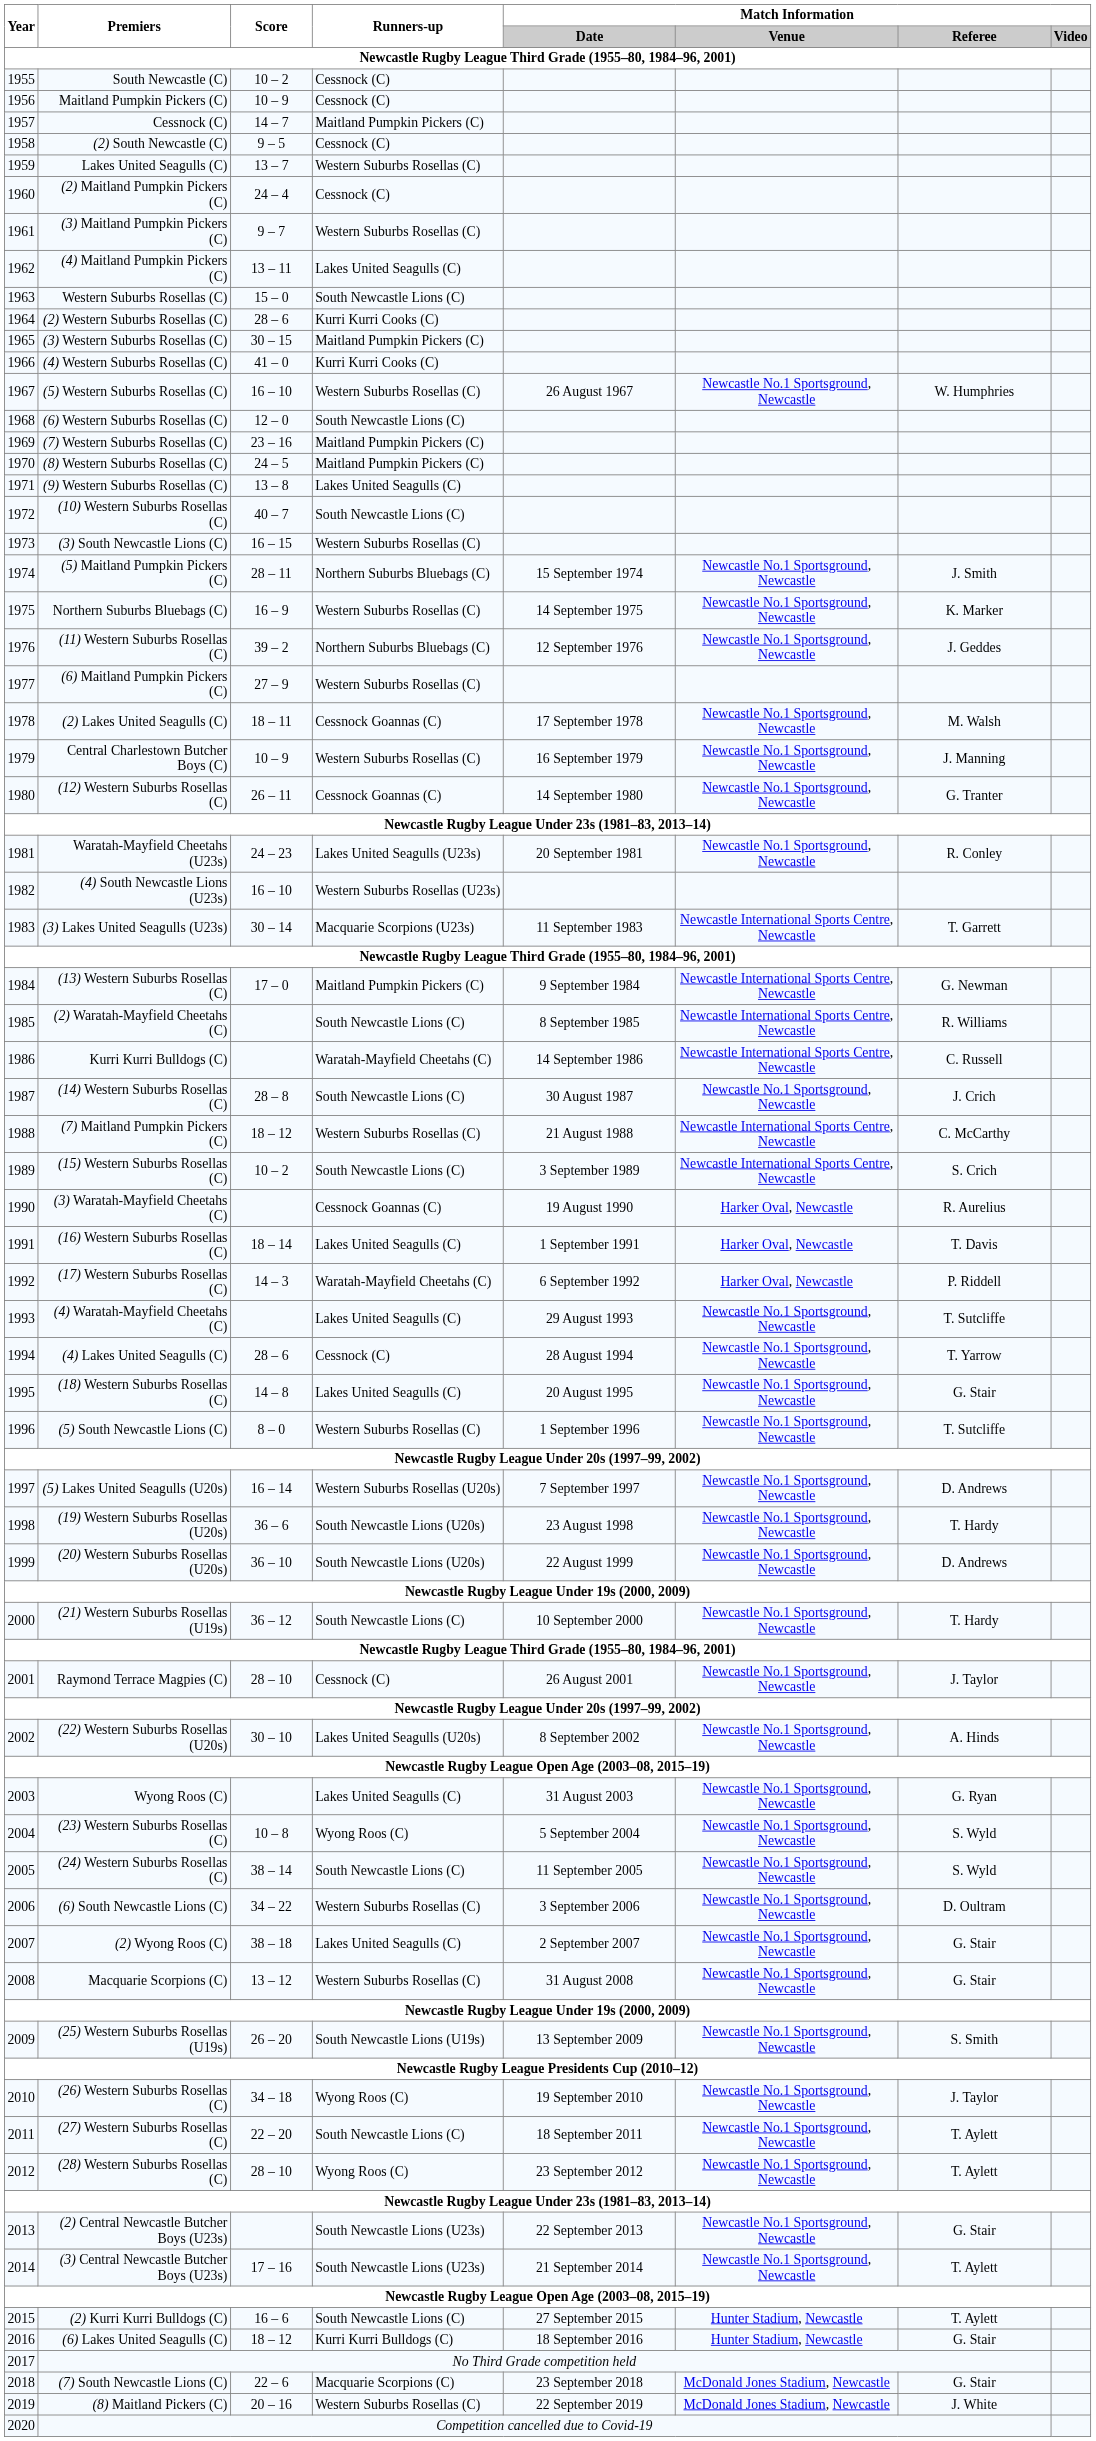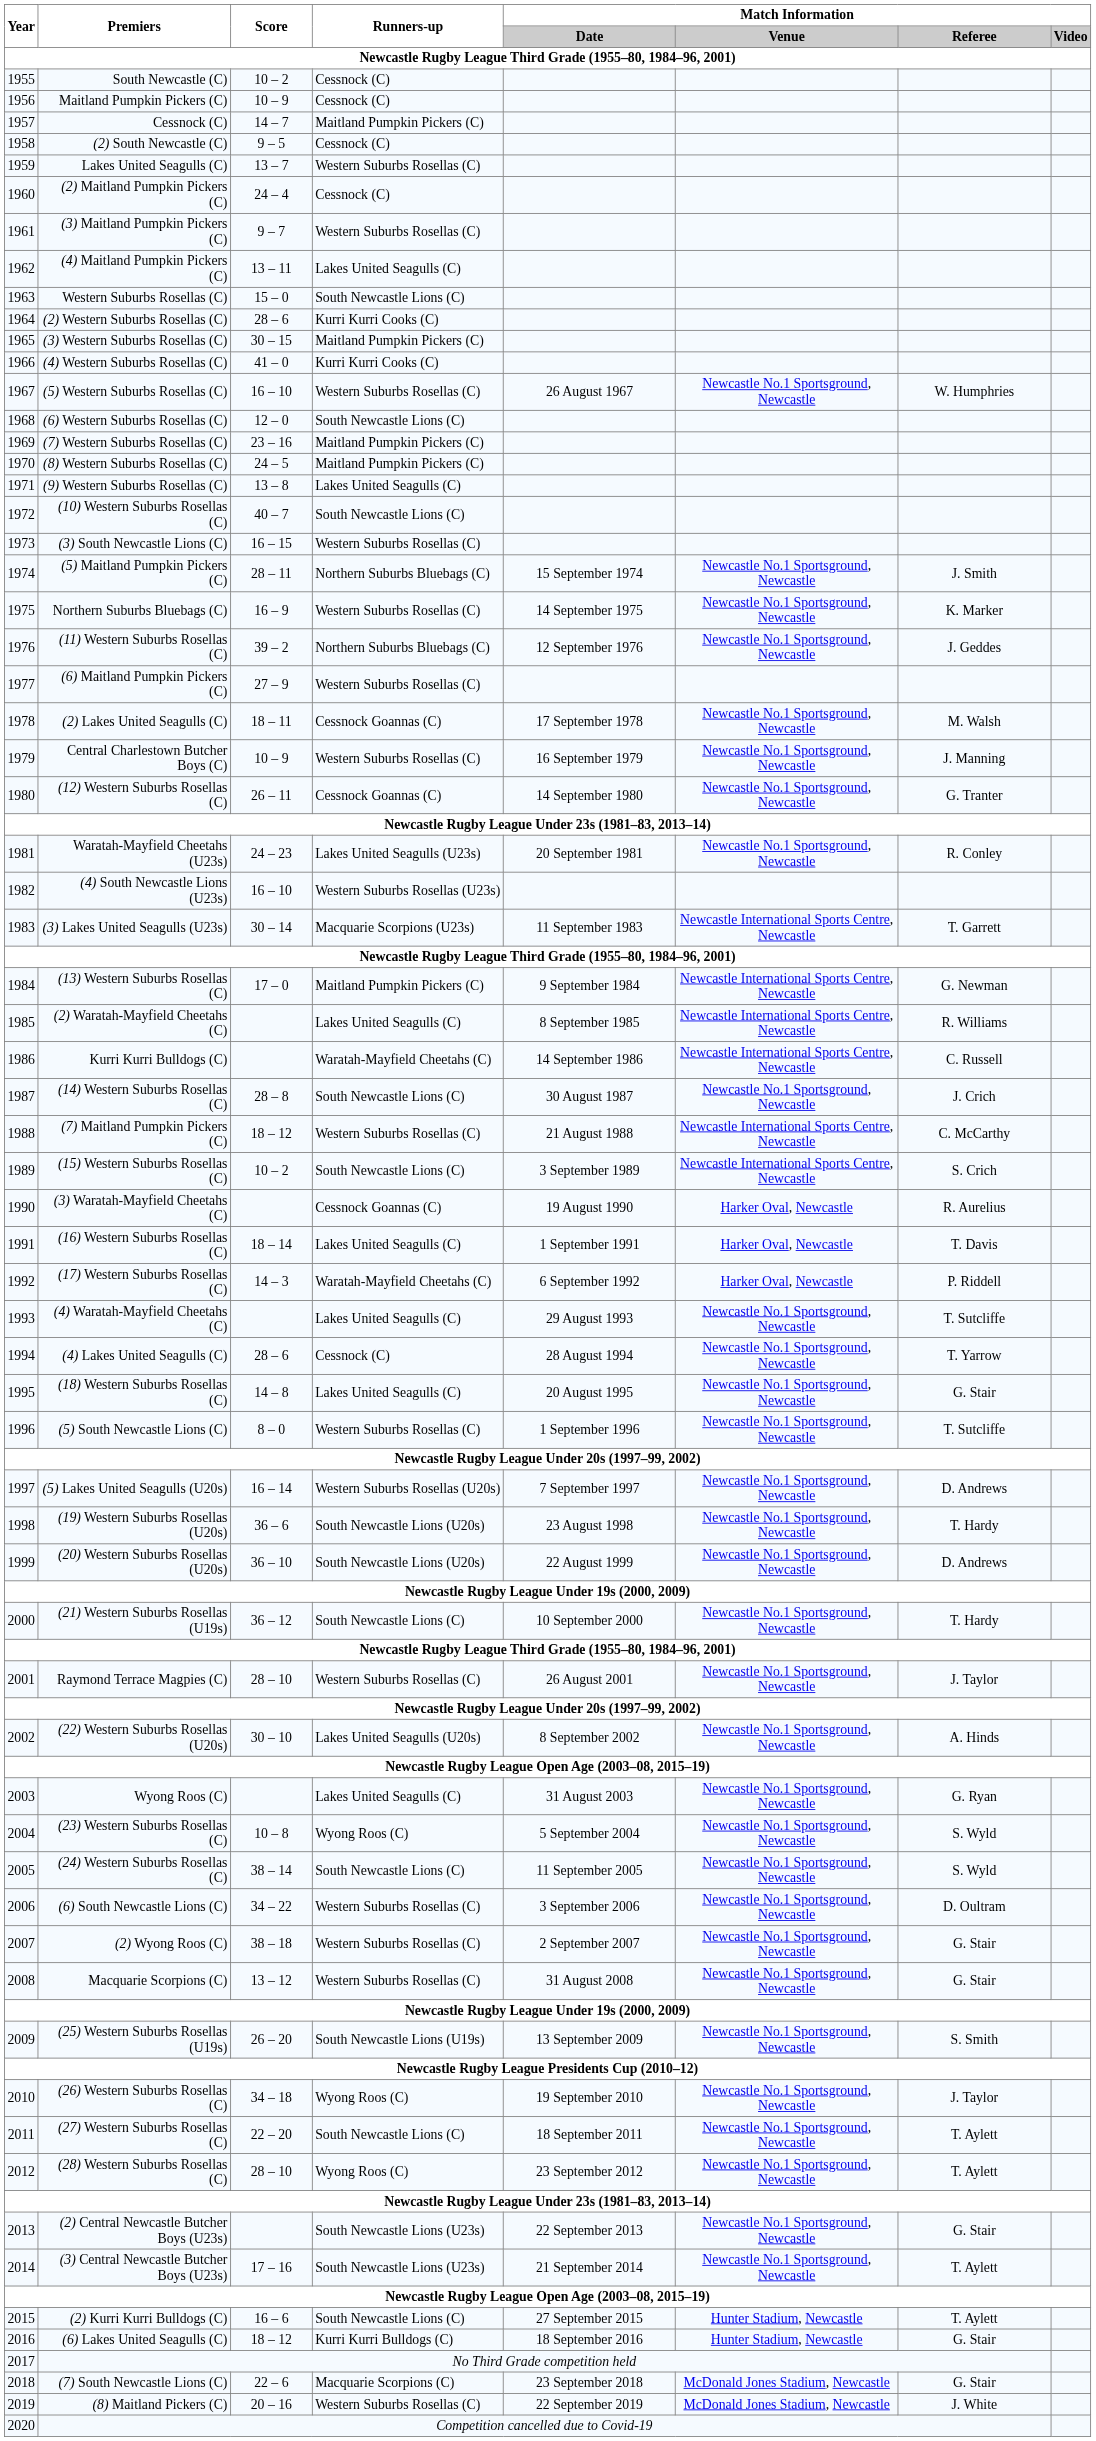(390, 1023) South Newcastle Lions (C) -> (388, 1023) Lakes United Seagulls (C)
(352, 1679) Cessnock (C) -> (398, 1679) Western Suburbs Rosellas (C)
(388, 1944) Lakes United Seagulls (C) -> (398, 1944) Western Suburbs Rosellas (C)
